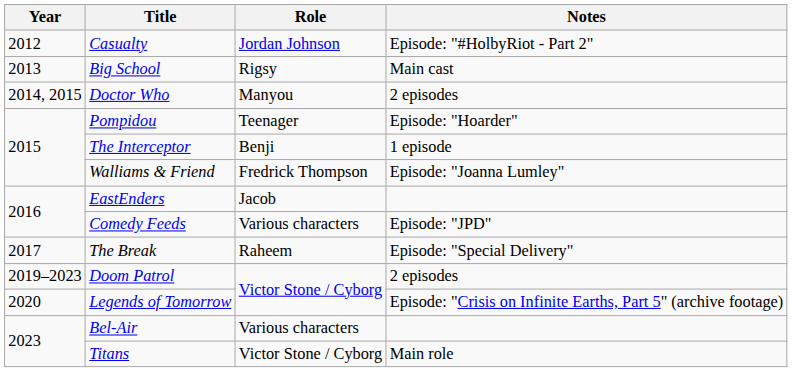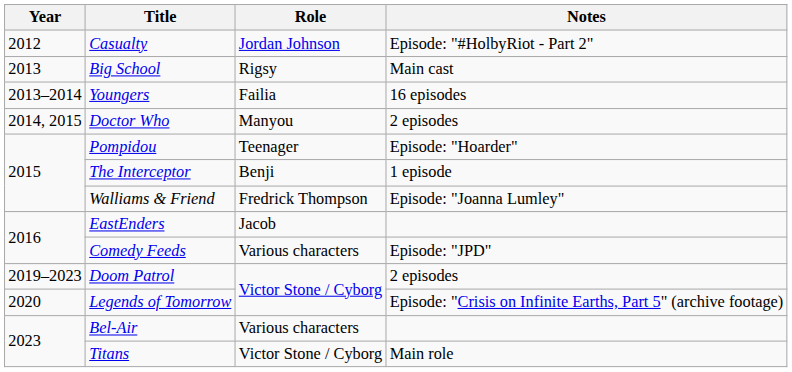+ row: (119, 95)
- row: (123, 250)
